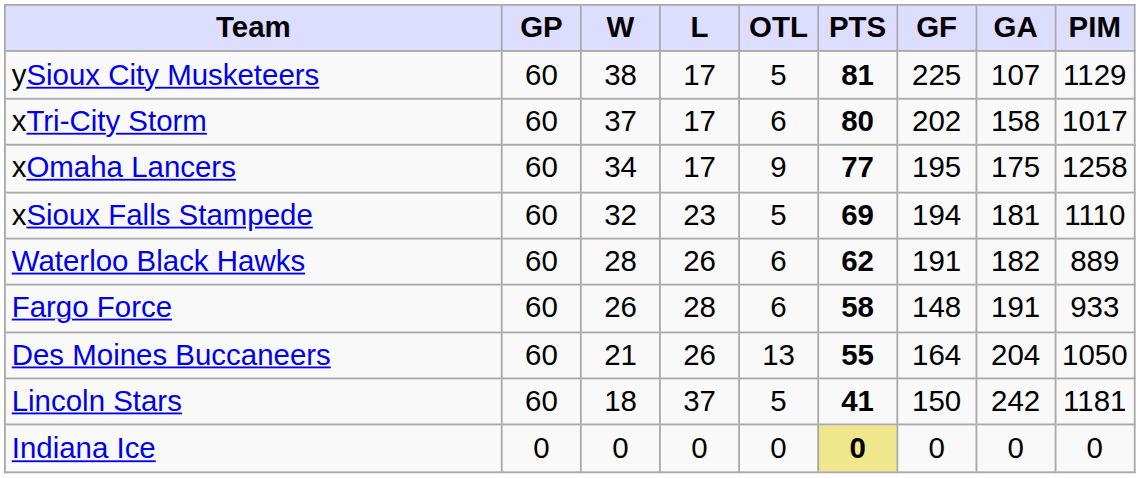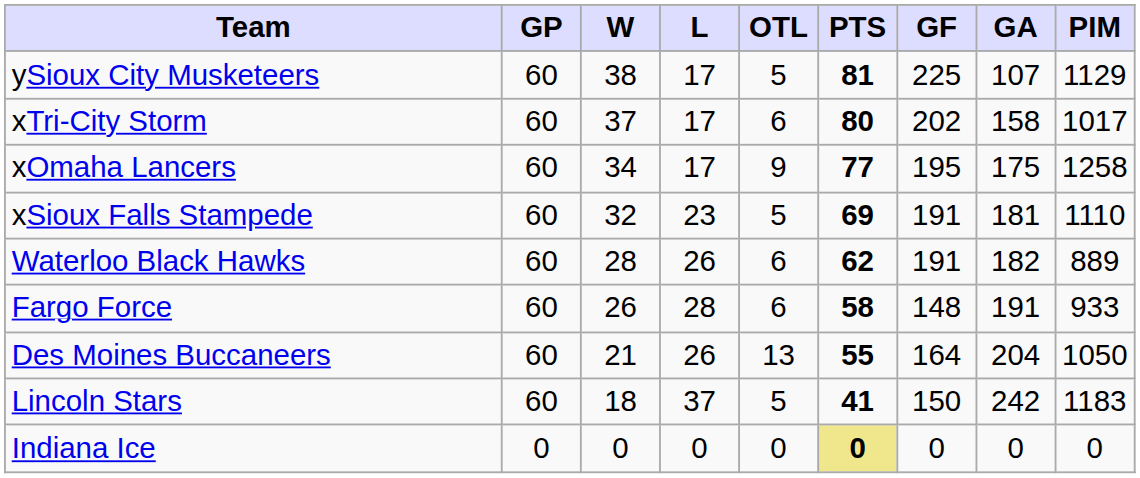(937, 214) 194 -> (937, 214) 191
(1095, 401) 1181 -> (1095, 401) 1183
